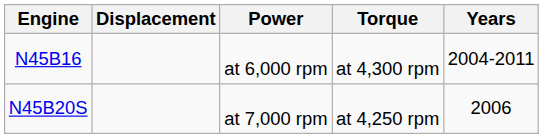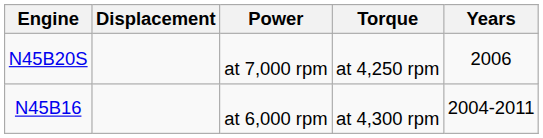rows swapped: (48, 58) <-> (48, 108)
